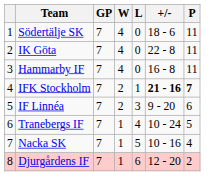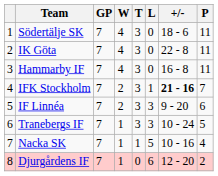+ column: (139, 13)
(189, 87) bold -> (202, 87) normal
(138, 124) 4 -> (151, 124) 3
